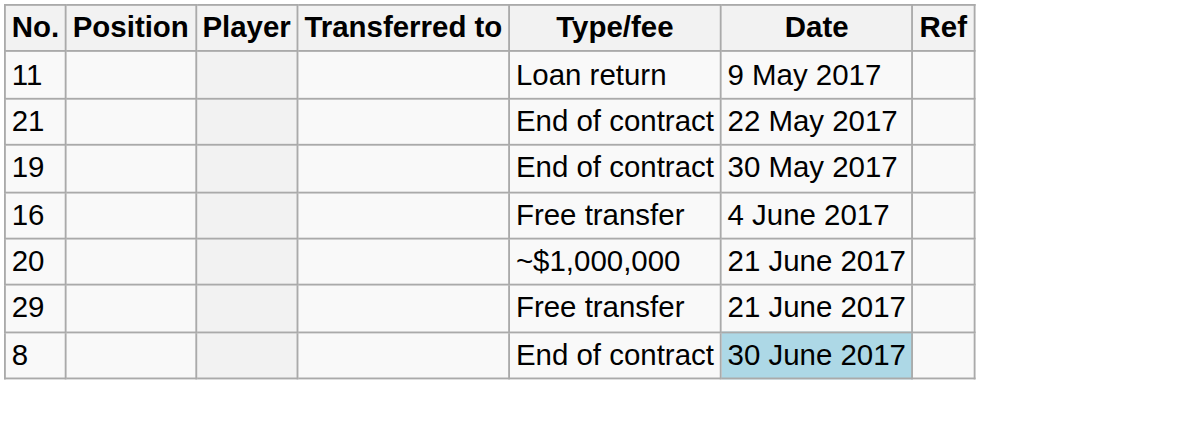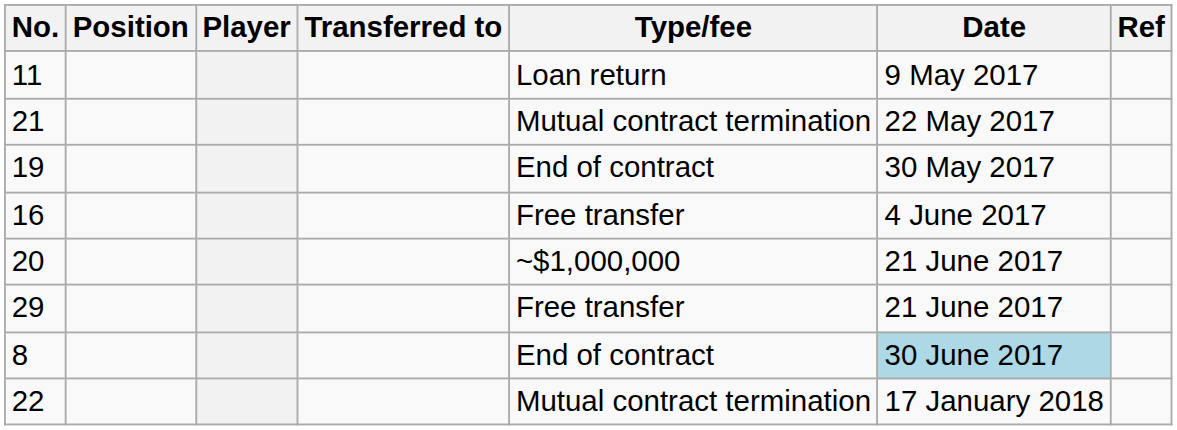(615, 121) End of contract -> (693, 121) Mutual contract termination
+ row: (28, 401)
